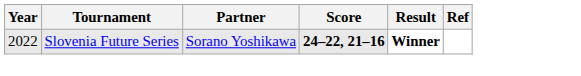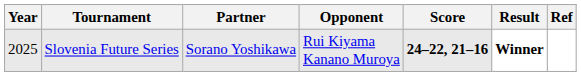+ column: (351, 17)
(23, 41) 2022 -> (23, 50) 2025
